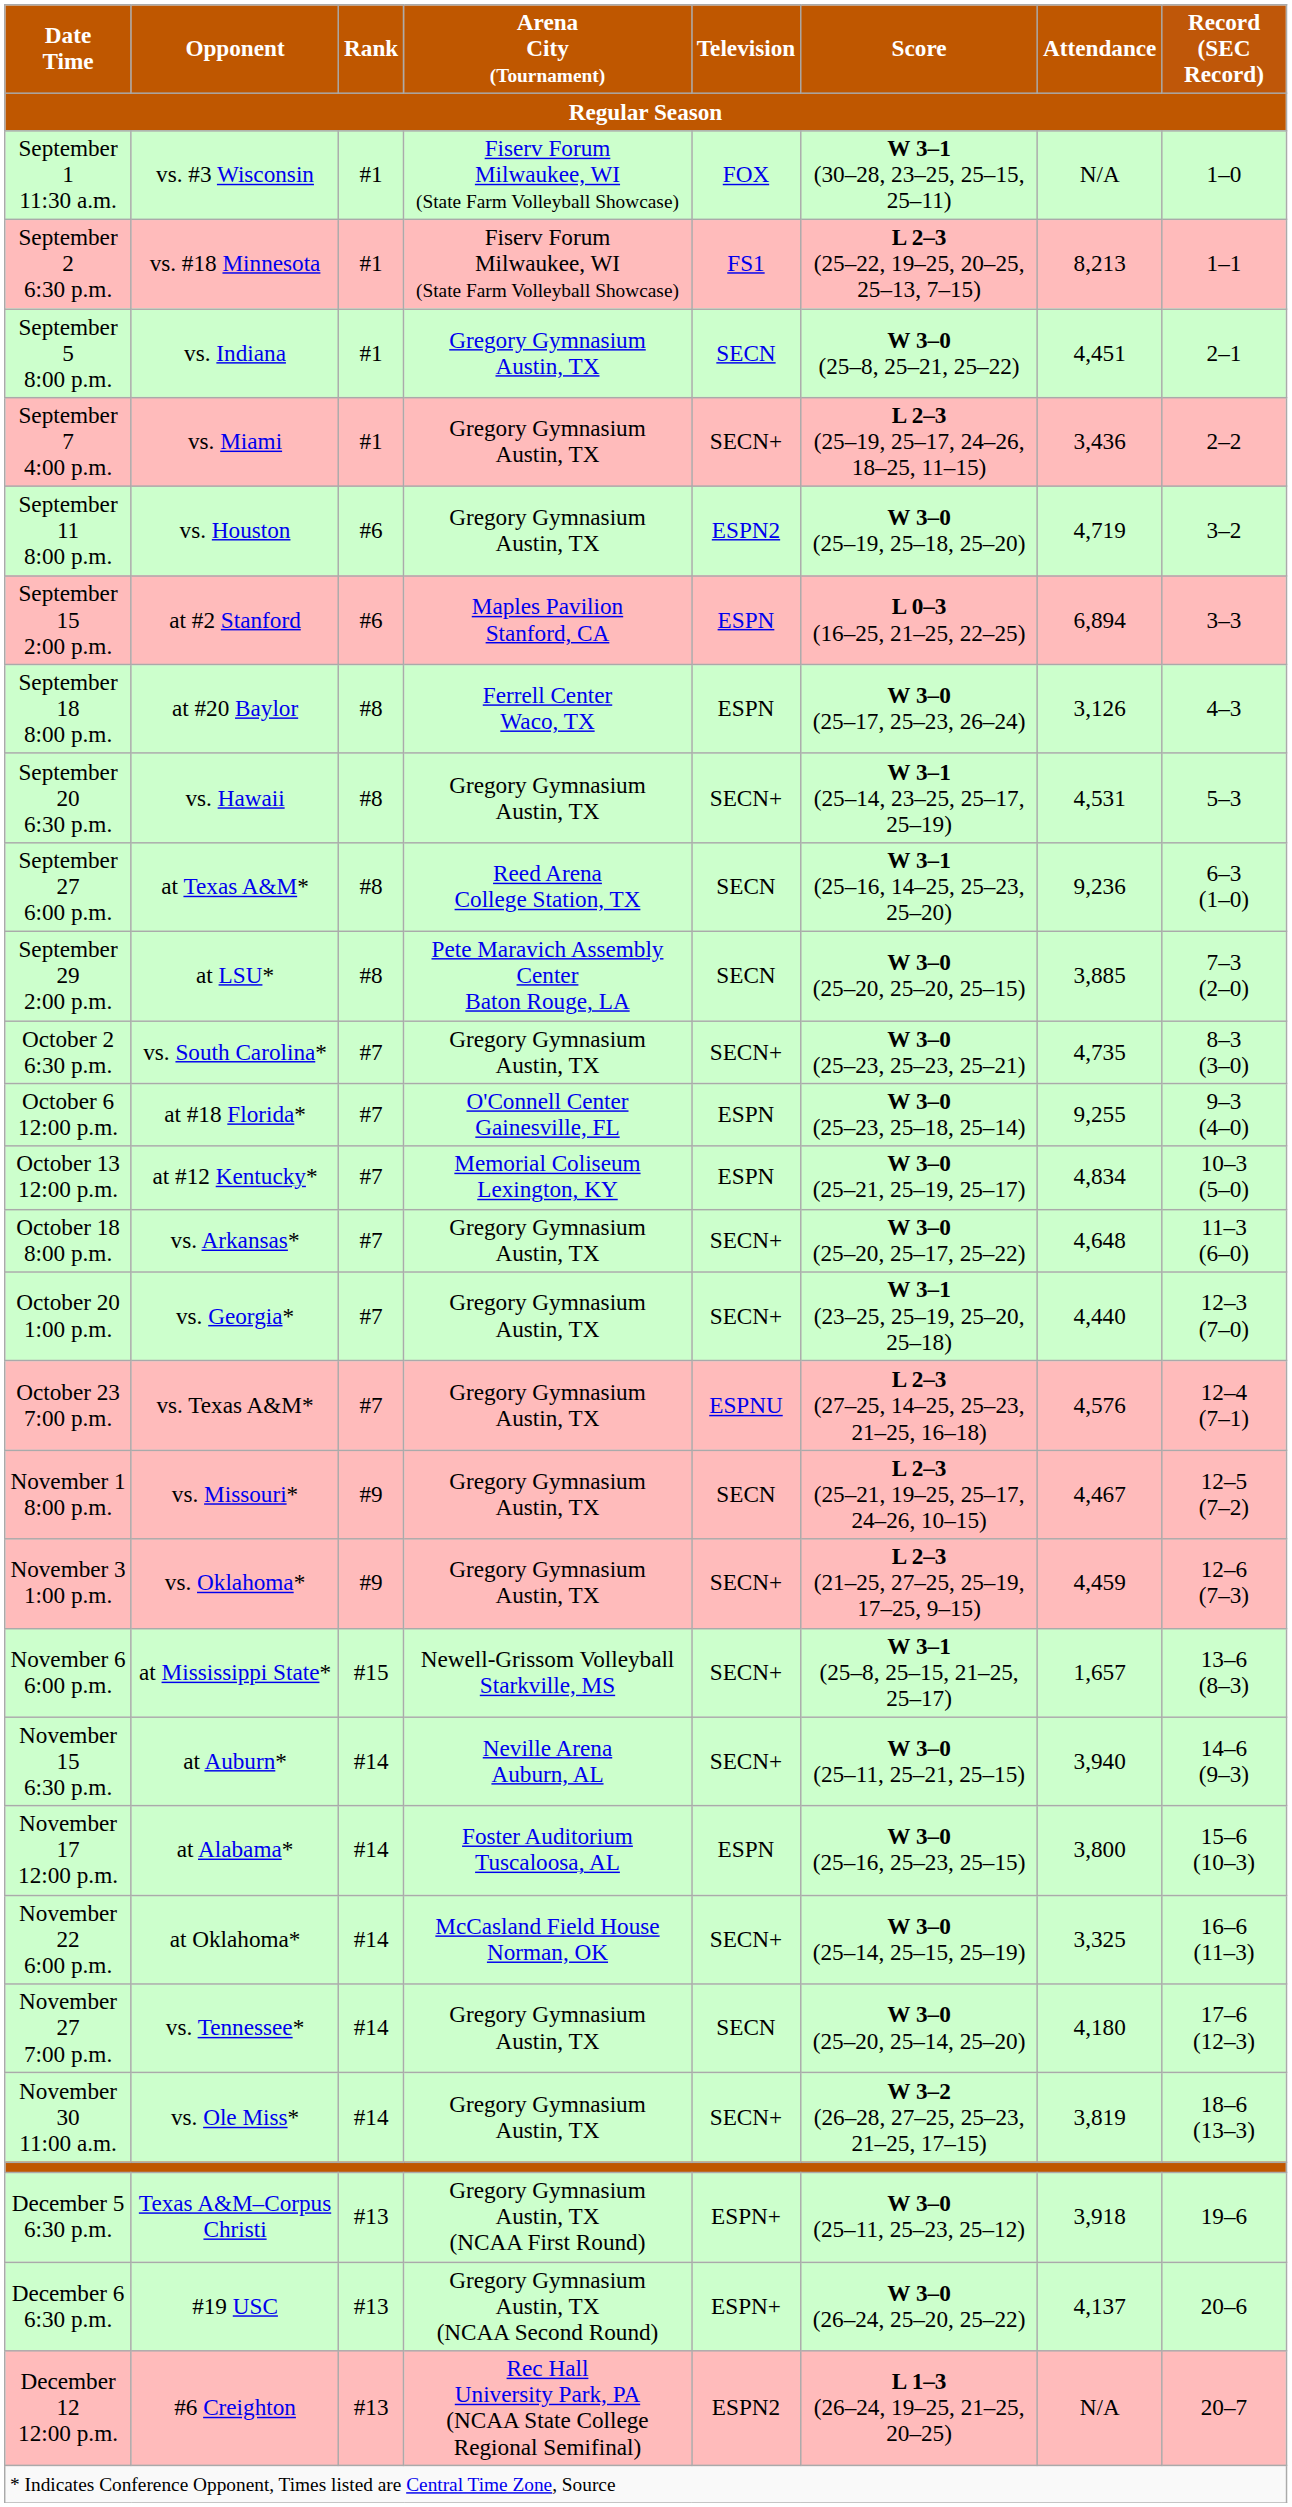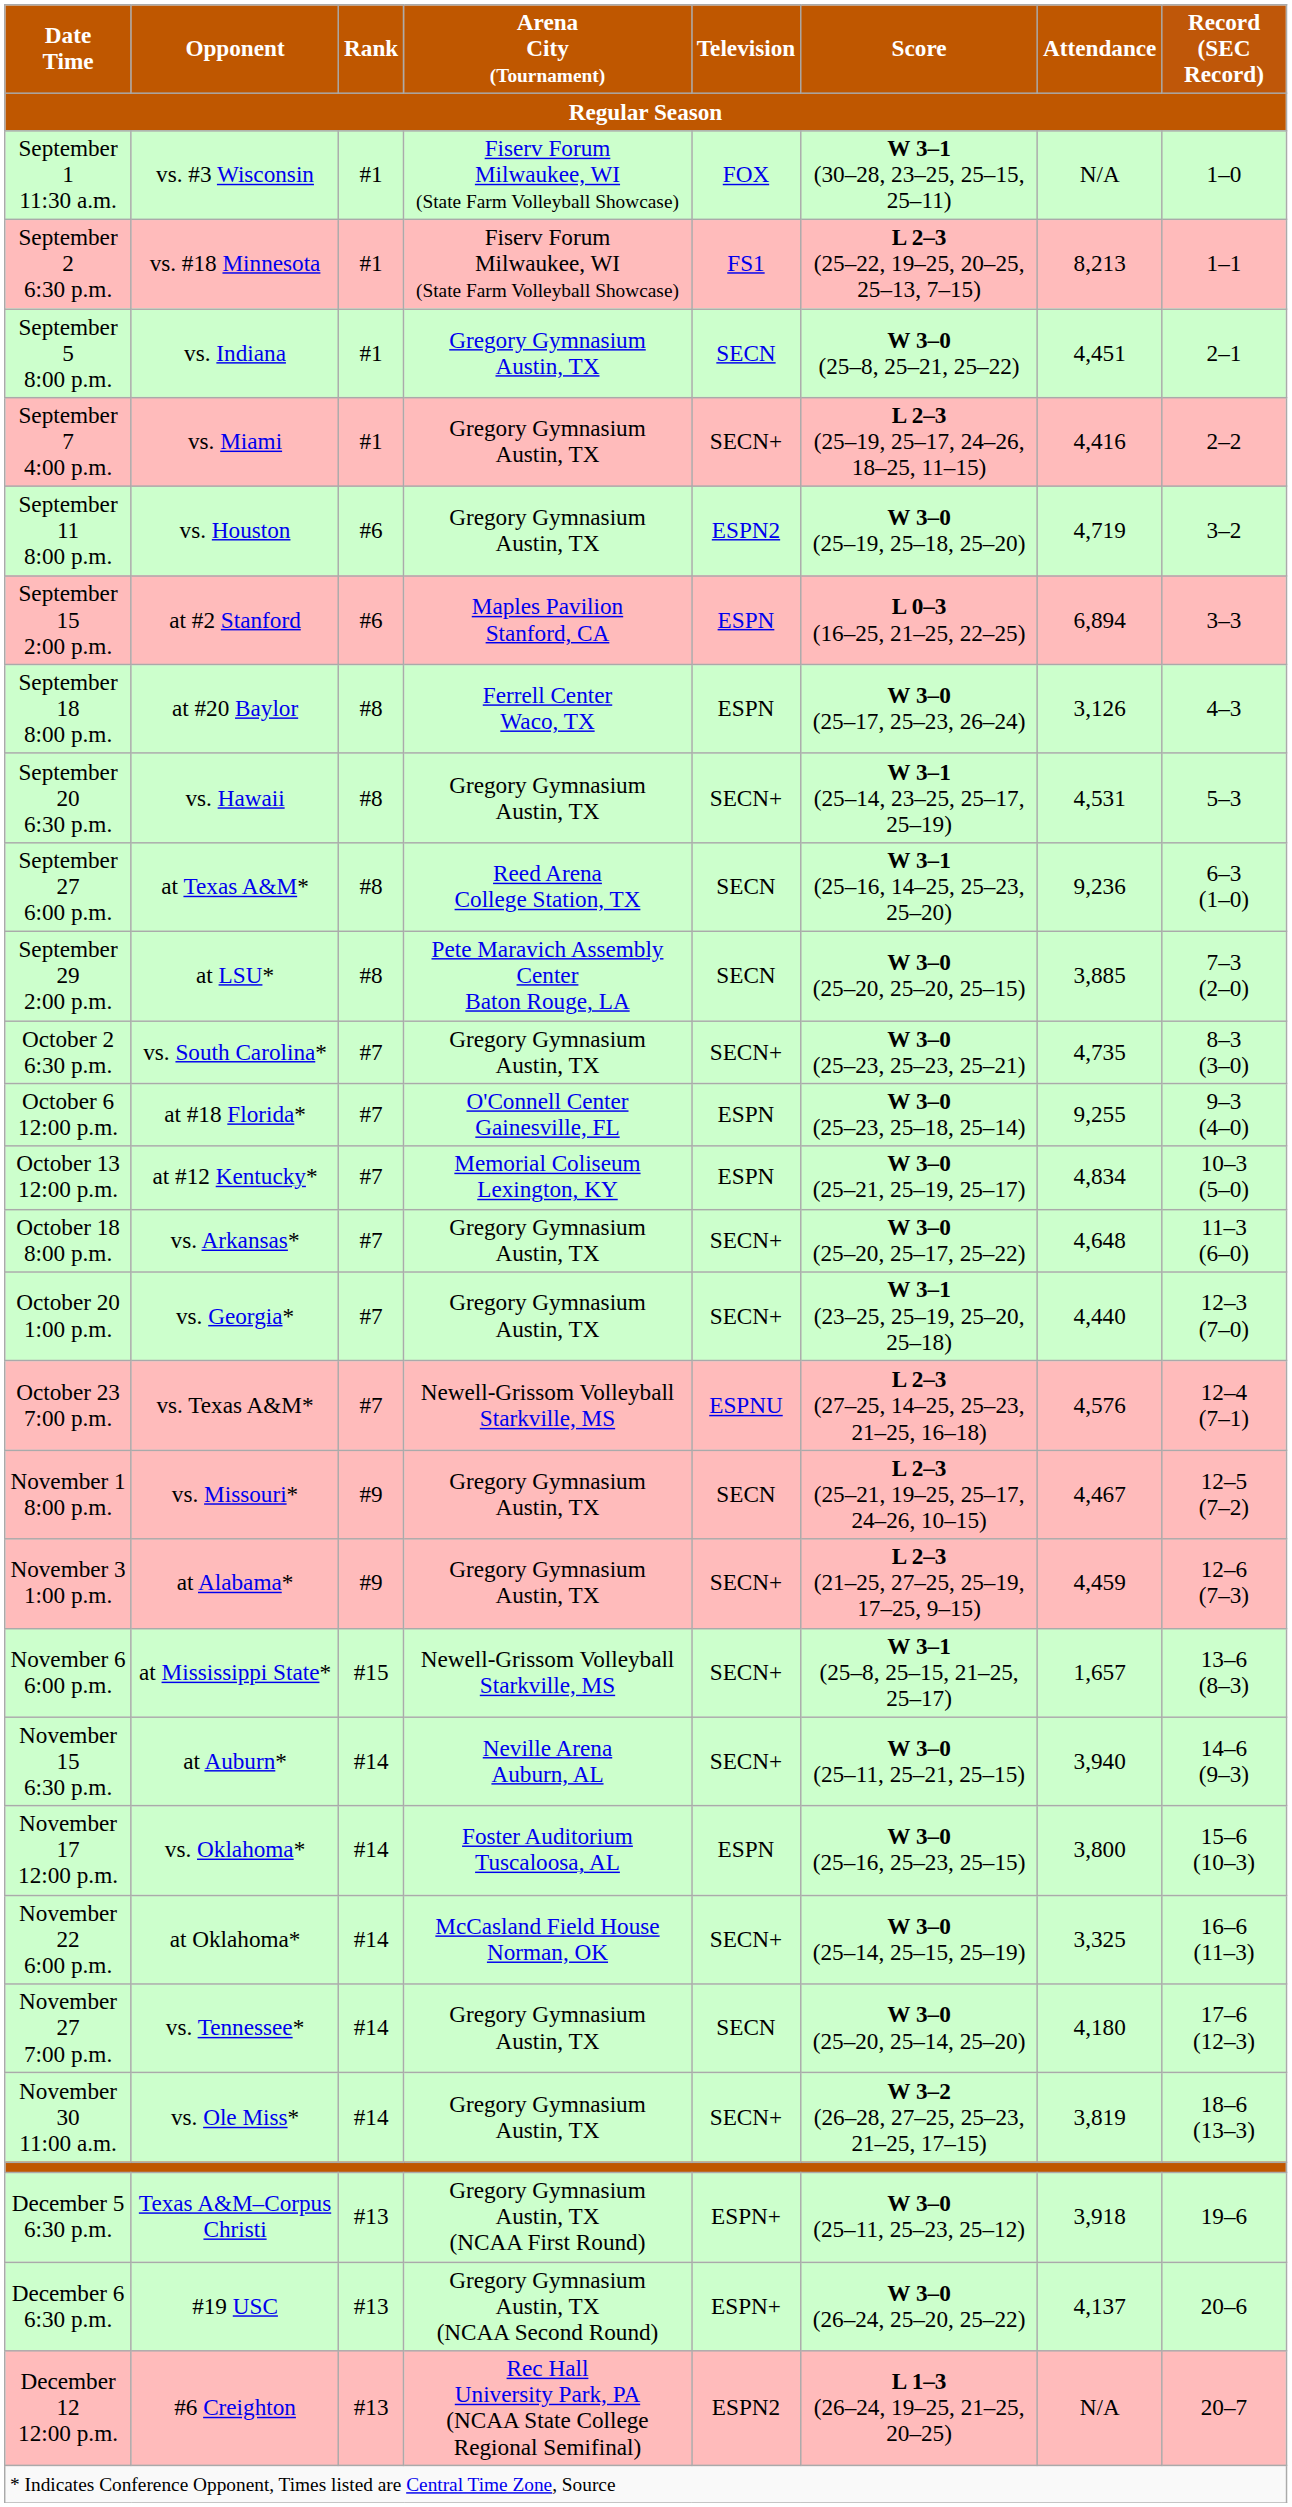(1100, 441) 3,436 -> (1100, 441) 4,416
(547, 1405) Gregory Gymnasium Austin, TX -> (547, 1405) Newell-Grissom Volleyball Starkville, MS
(235, 1583) vs. Oklahoma* -> (235, 1583) at Alabama*
(235, 1850) at Alabama* -> (235, 1850) vs. Oklahoma*
